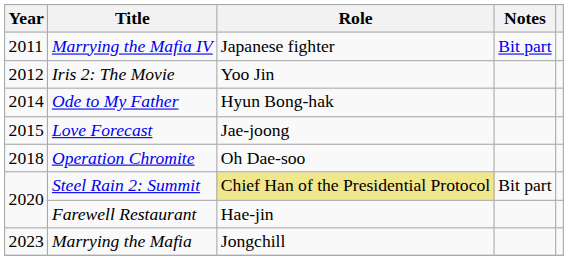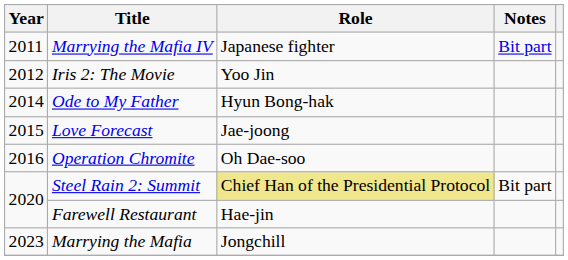(26, 158) 2018 -> (26, 158) 2016
